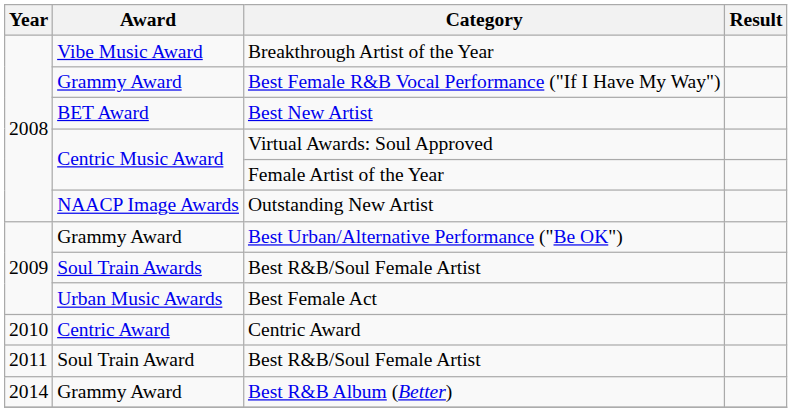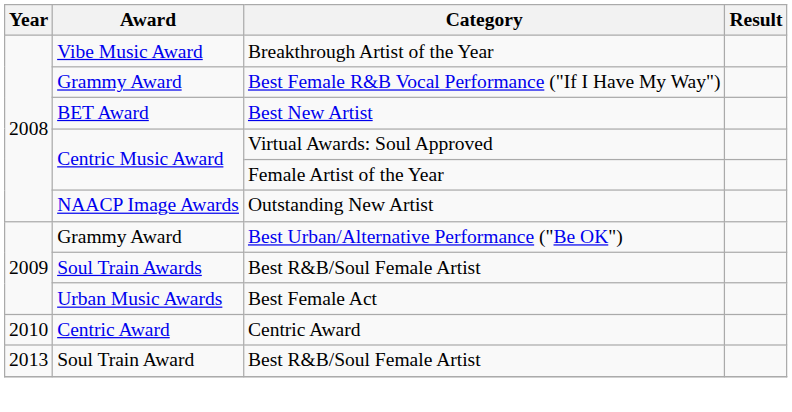(28, 360) 2011 -> (29, 360) 2013
- row: (119, 391)
